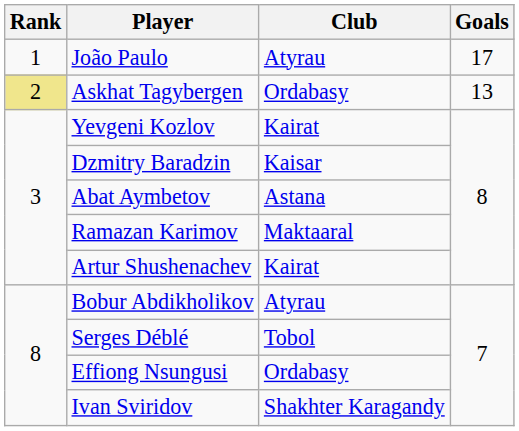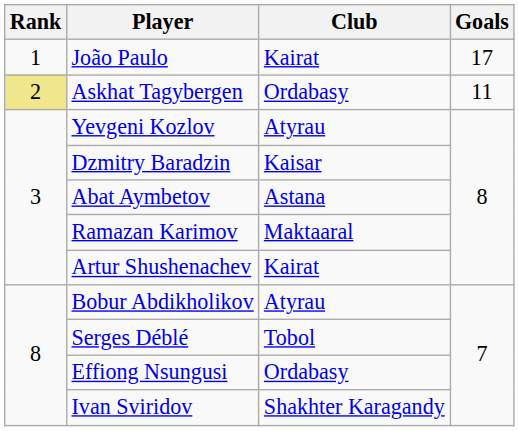(295, 57) Atyrau -> (291, 57) Kairat
(482, 92) 13 -> (482, 92) 11
(291, 127) Kairat -> (295, 127) Atyrau
